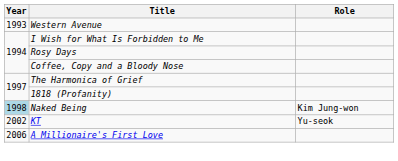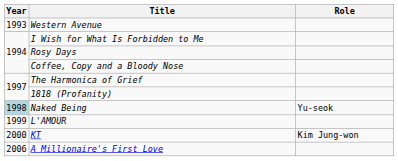(328, 108) Kim Jung-won -> (315, 108) Yu-seok
+ row: (49, 121)
(17, 121) 2002 -> (17, 135) 2000
(315, 121) Yu-seok -> (328, 135) Kim Jung-won
